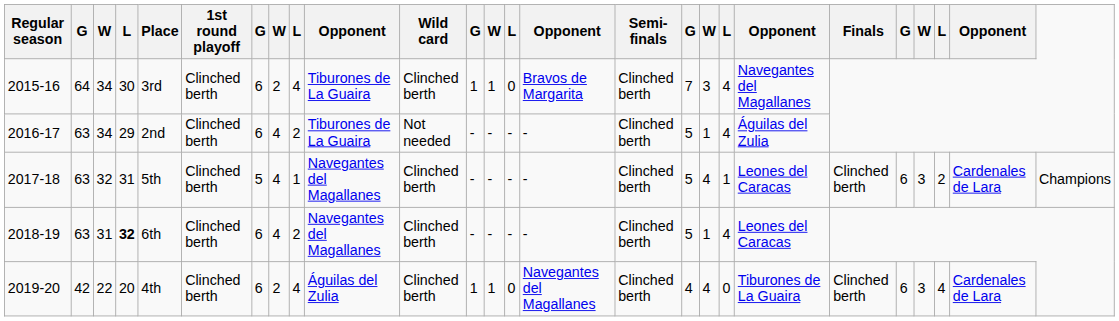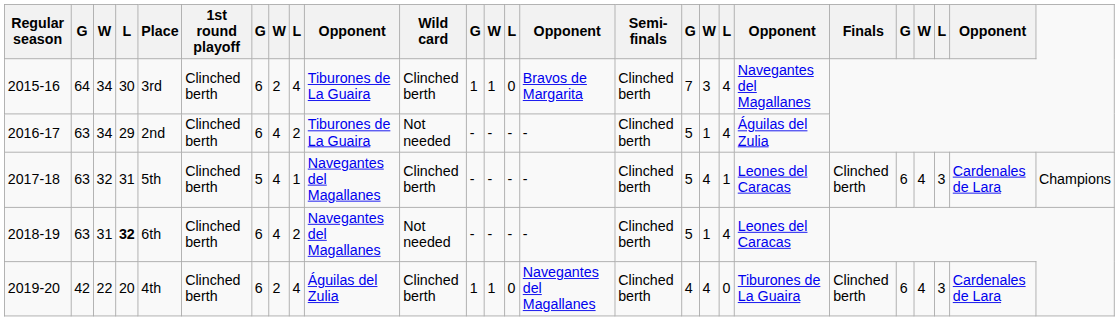(921, 179) 3 -> (921, 179) 4
(941, 179) 2 -> (941, 179) 3
(431, 234) Clinched berth -> (427, 234) Not needed
(921, 288) 3 -> (921, 288) 4
(941, 288) 4 -> (941, 288) 3
